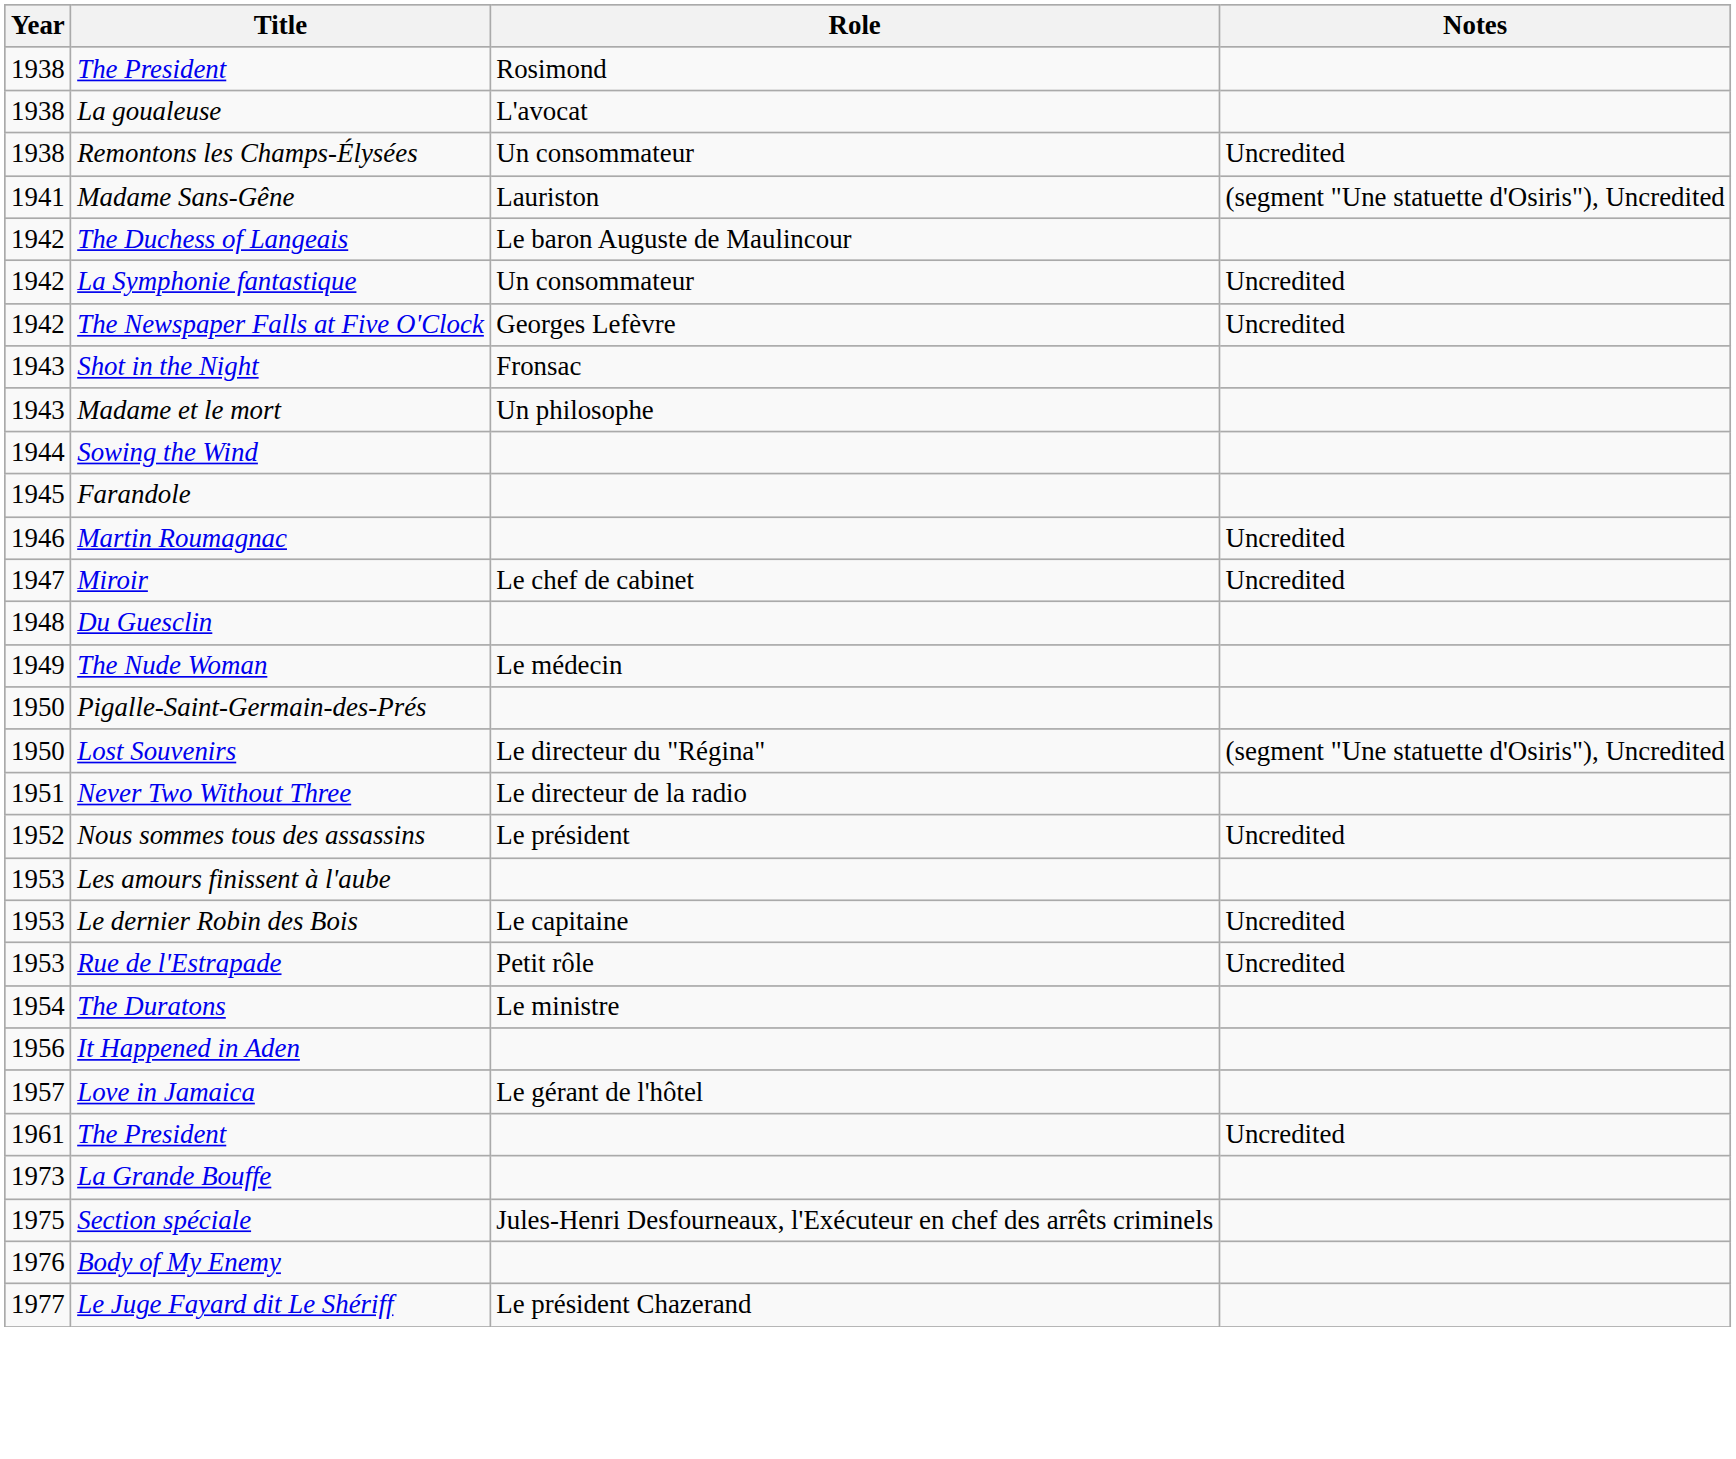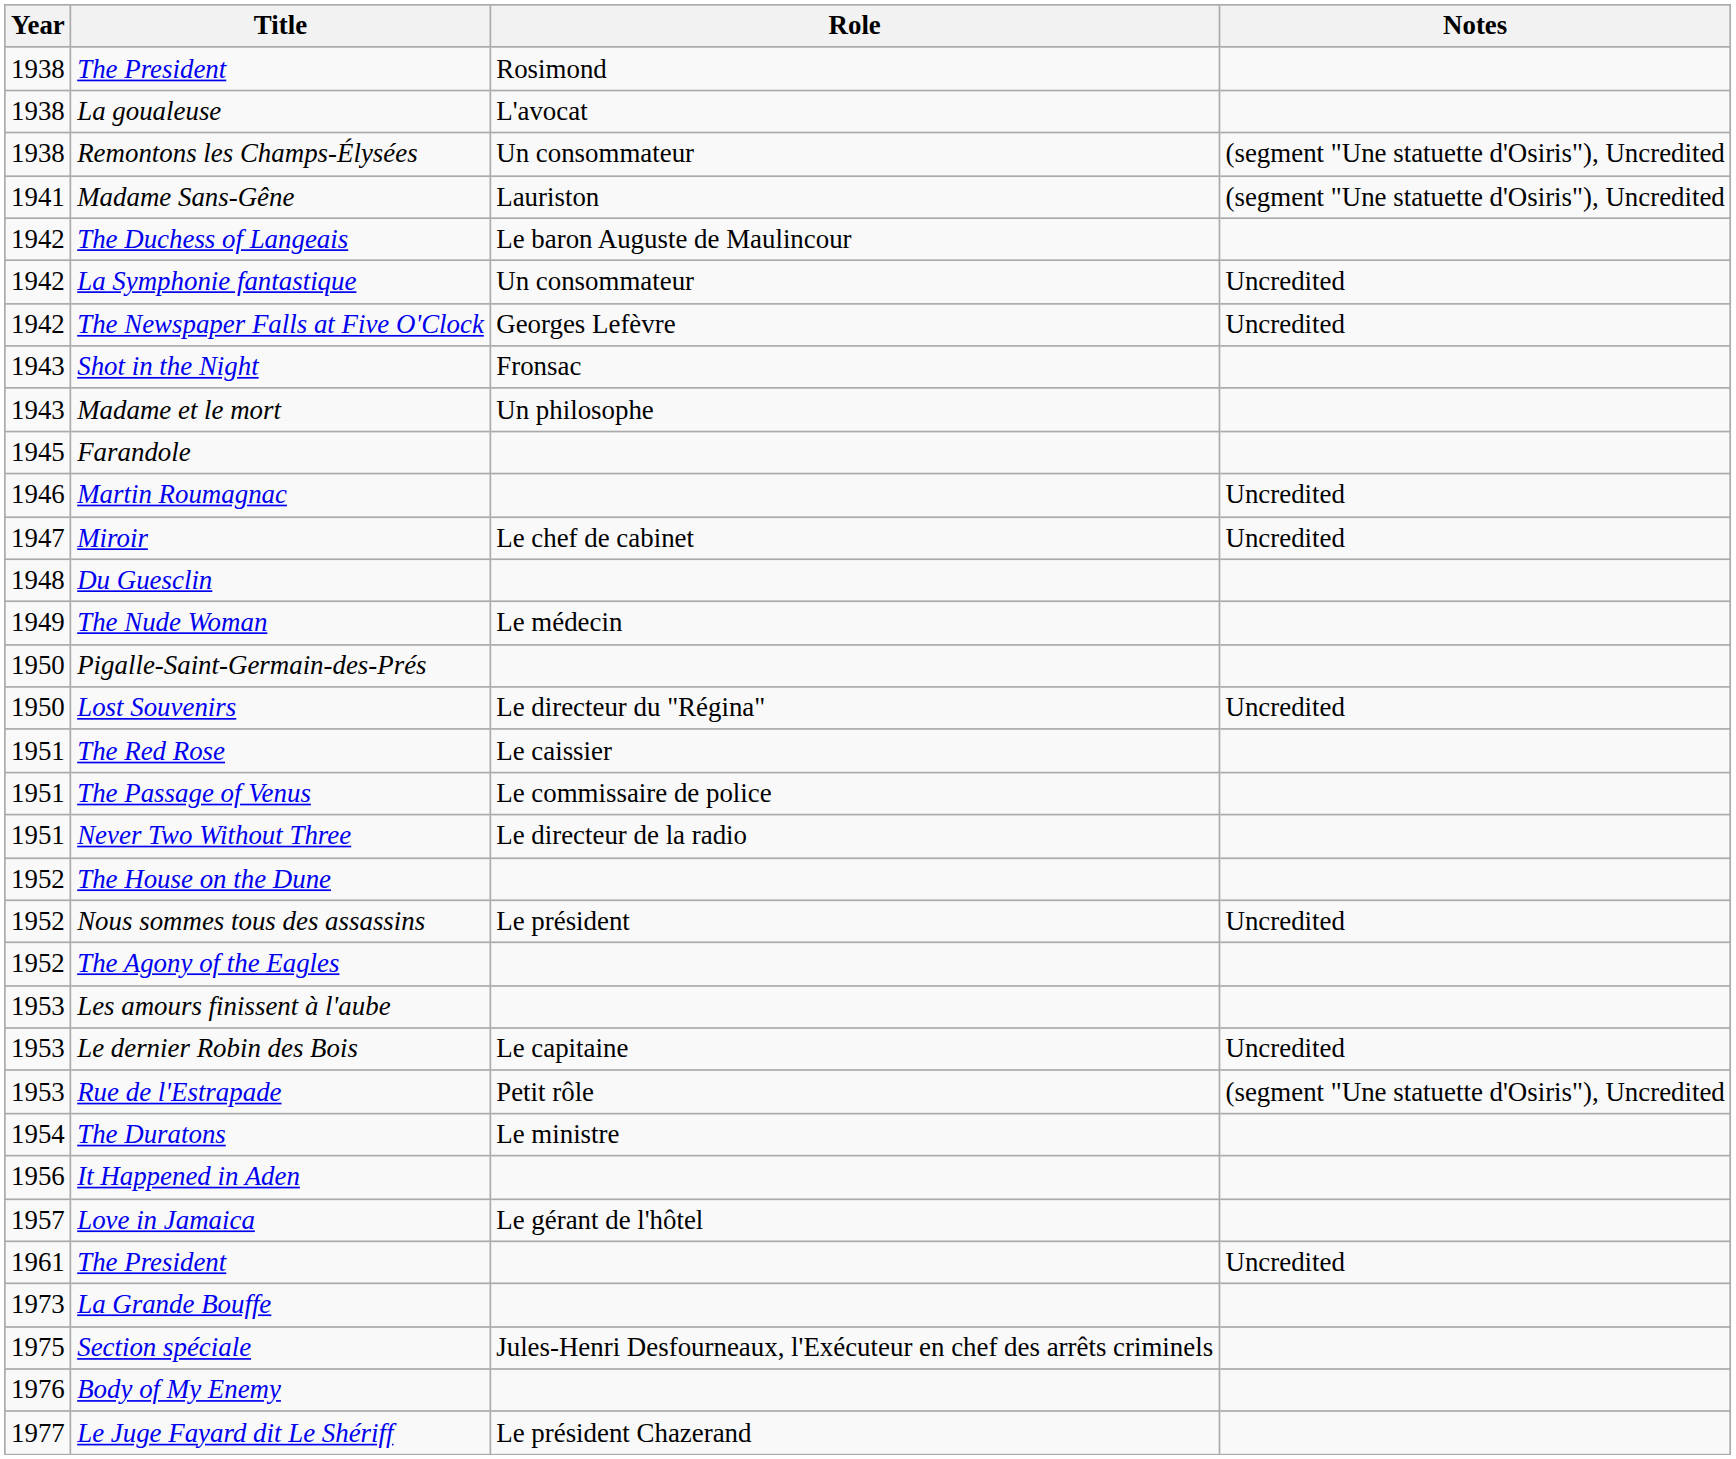(1285, 153) Uncredited -> (1475, 153) (segment "Une statuette d'Osiris"), Uncredited
- row: (168, 452)
(1475, 750) (segment "Une statuette d'Osiris"), Uncredited -> (1285, 707) Uncredited
+ row: (151, 750)
+ row: (194, 793)
+ row: (204, 878)
+ row: (208, 963)
(1285, 963) Uncredited -> (1475, 1091) (segment "Une statuette d'Osiris"), Uncredited
